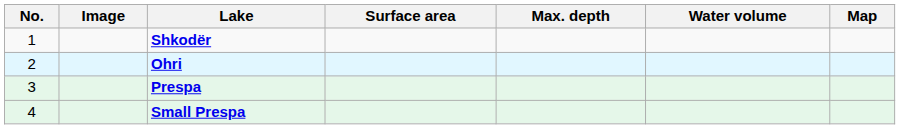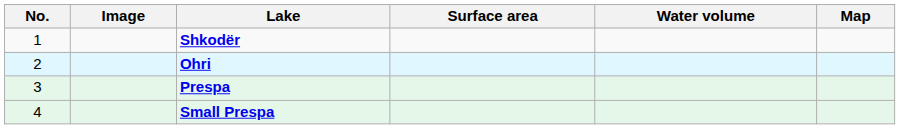- column: (571, 16)
